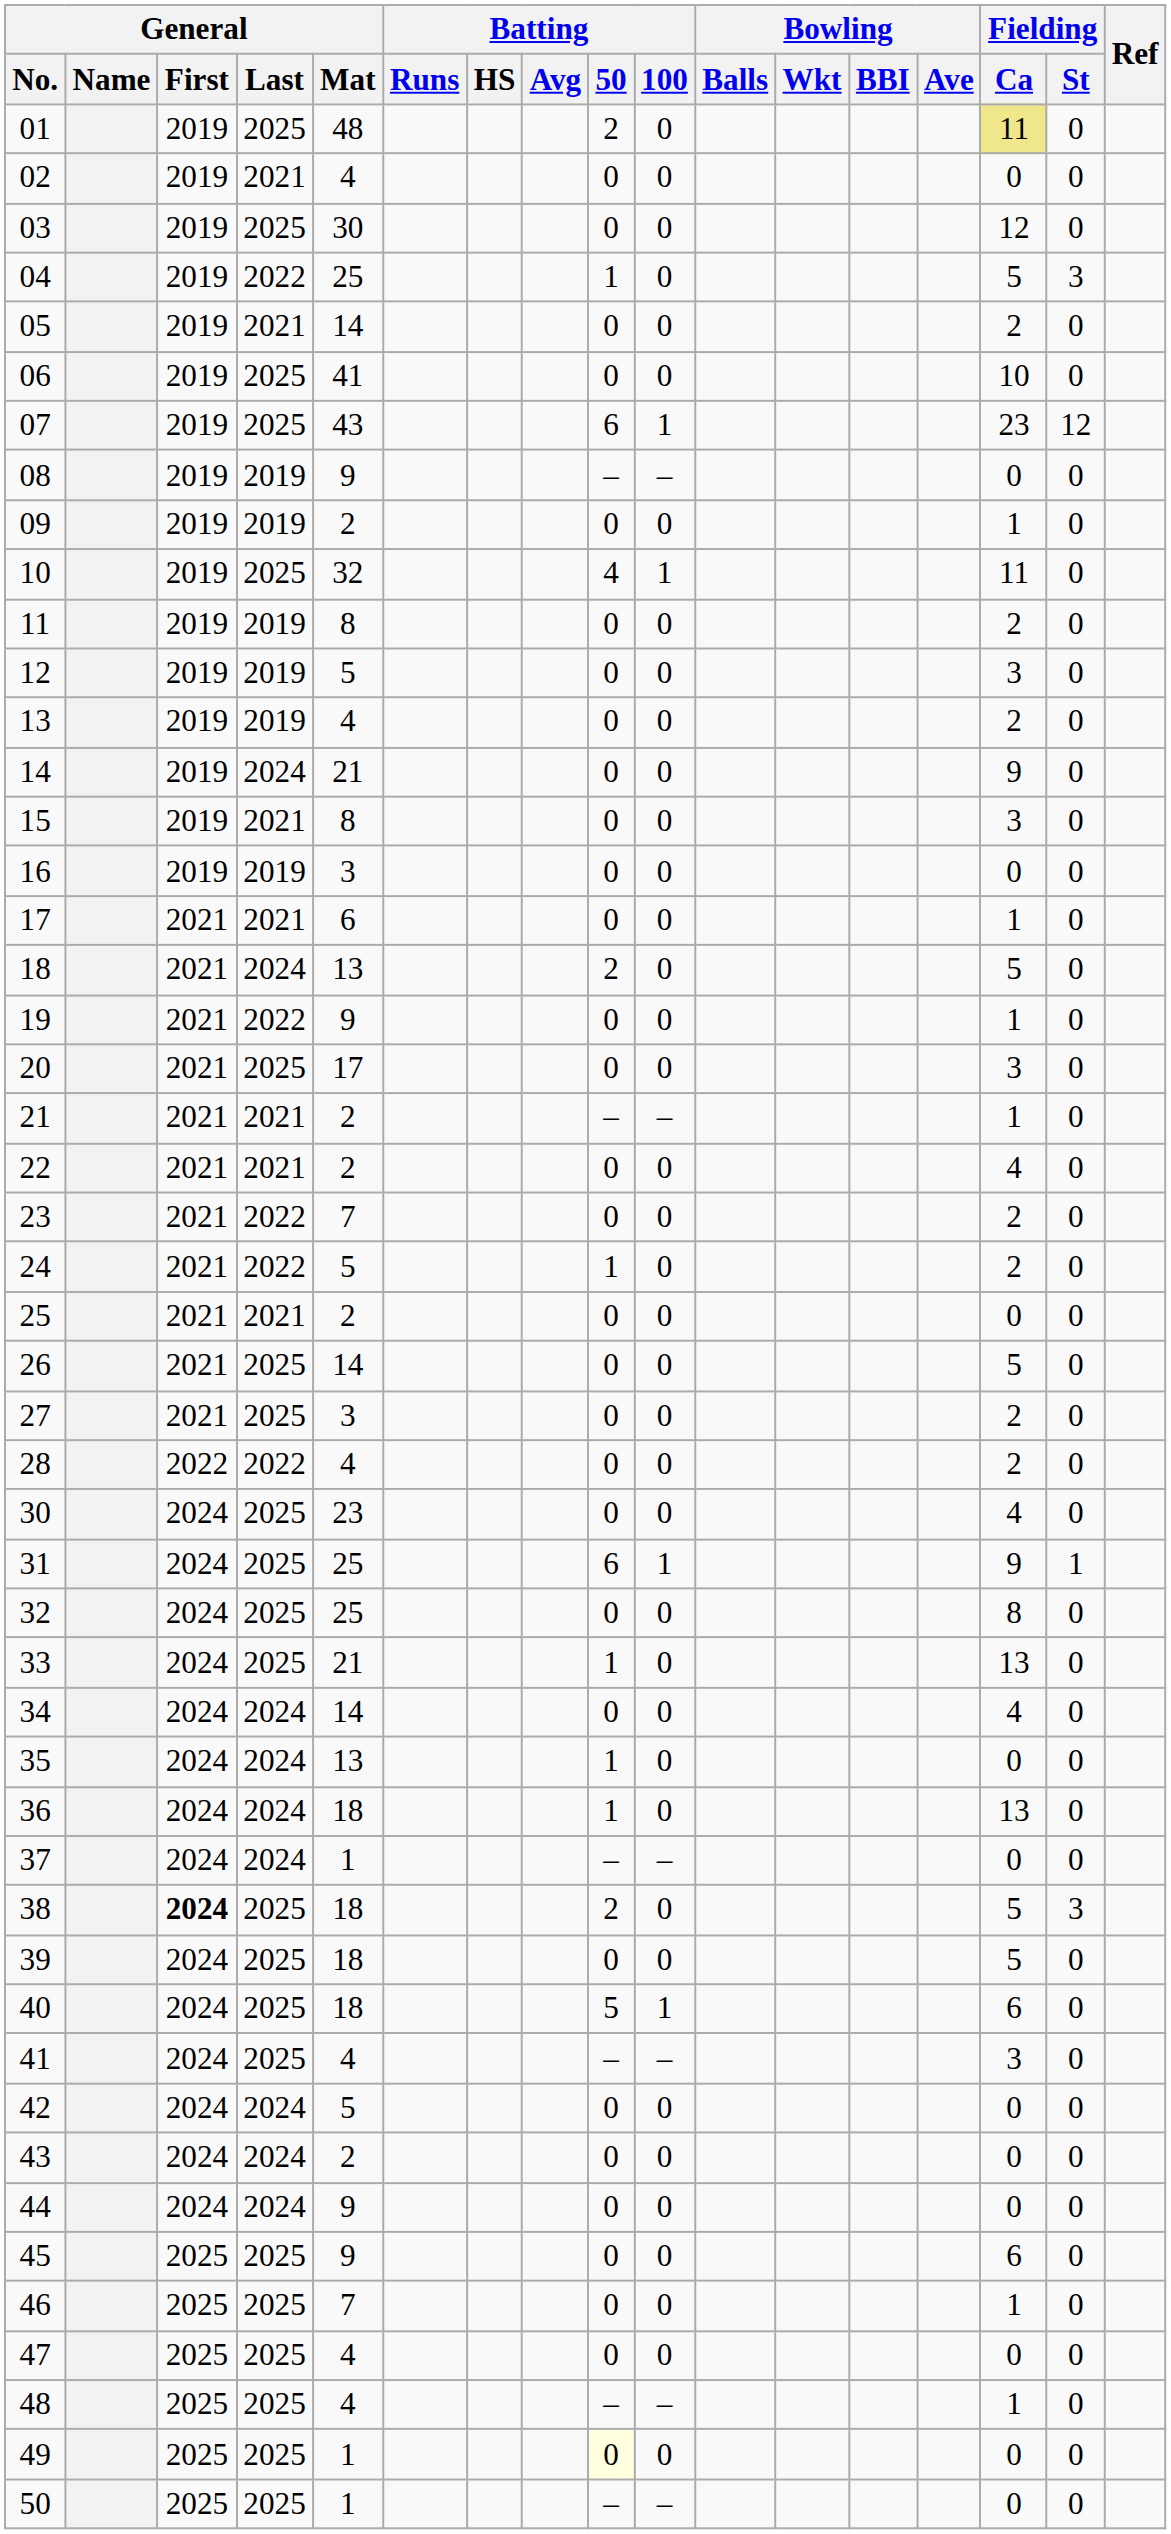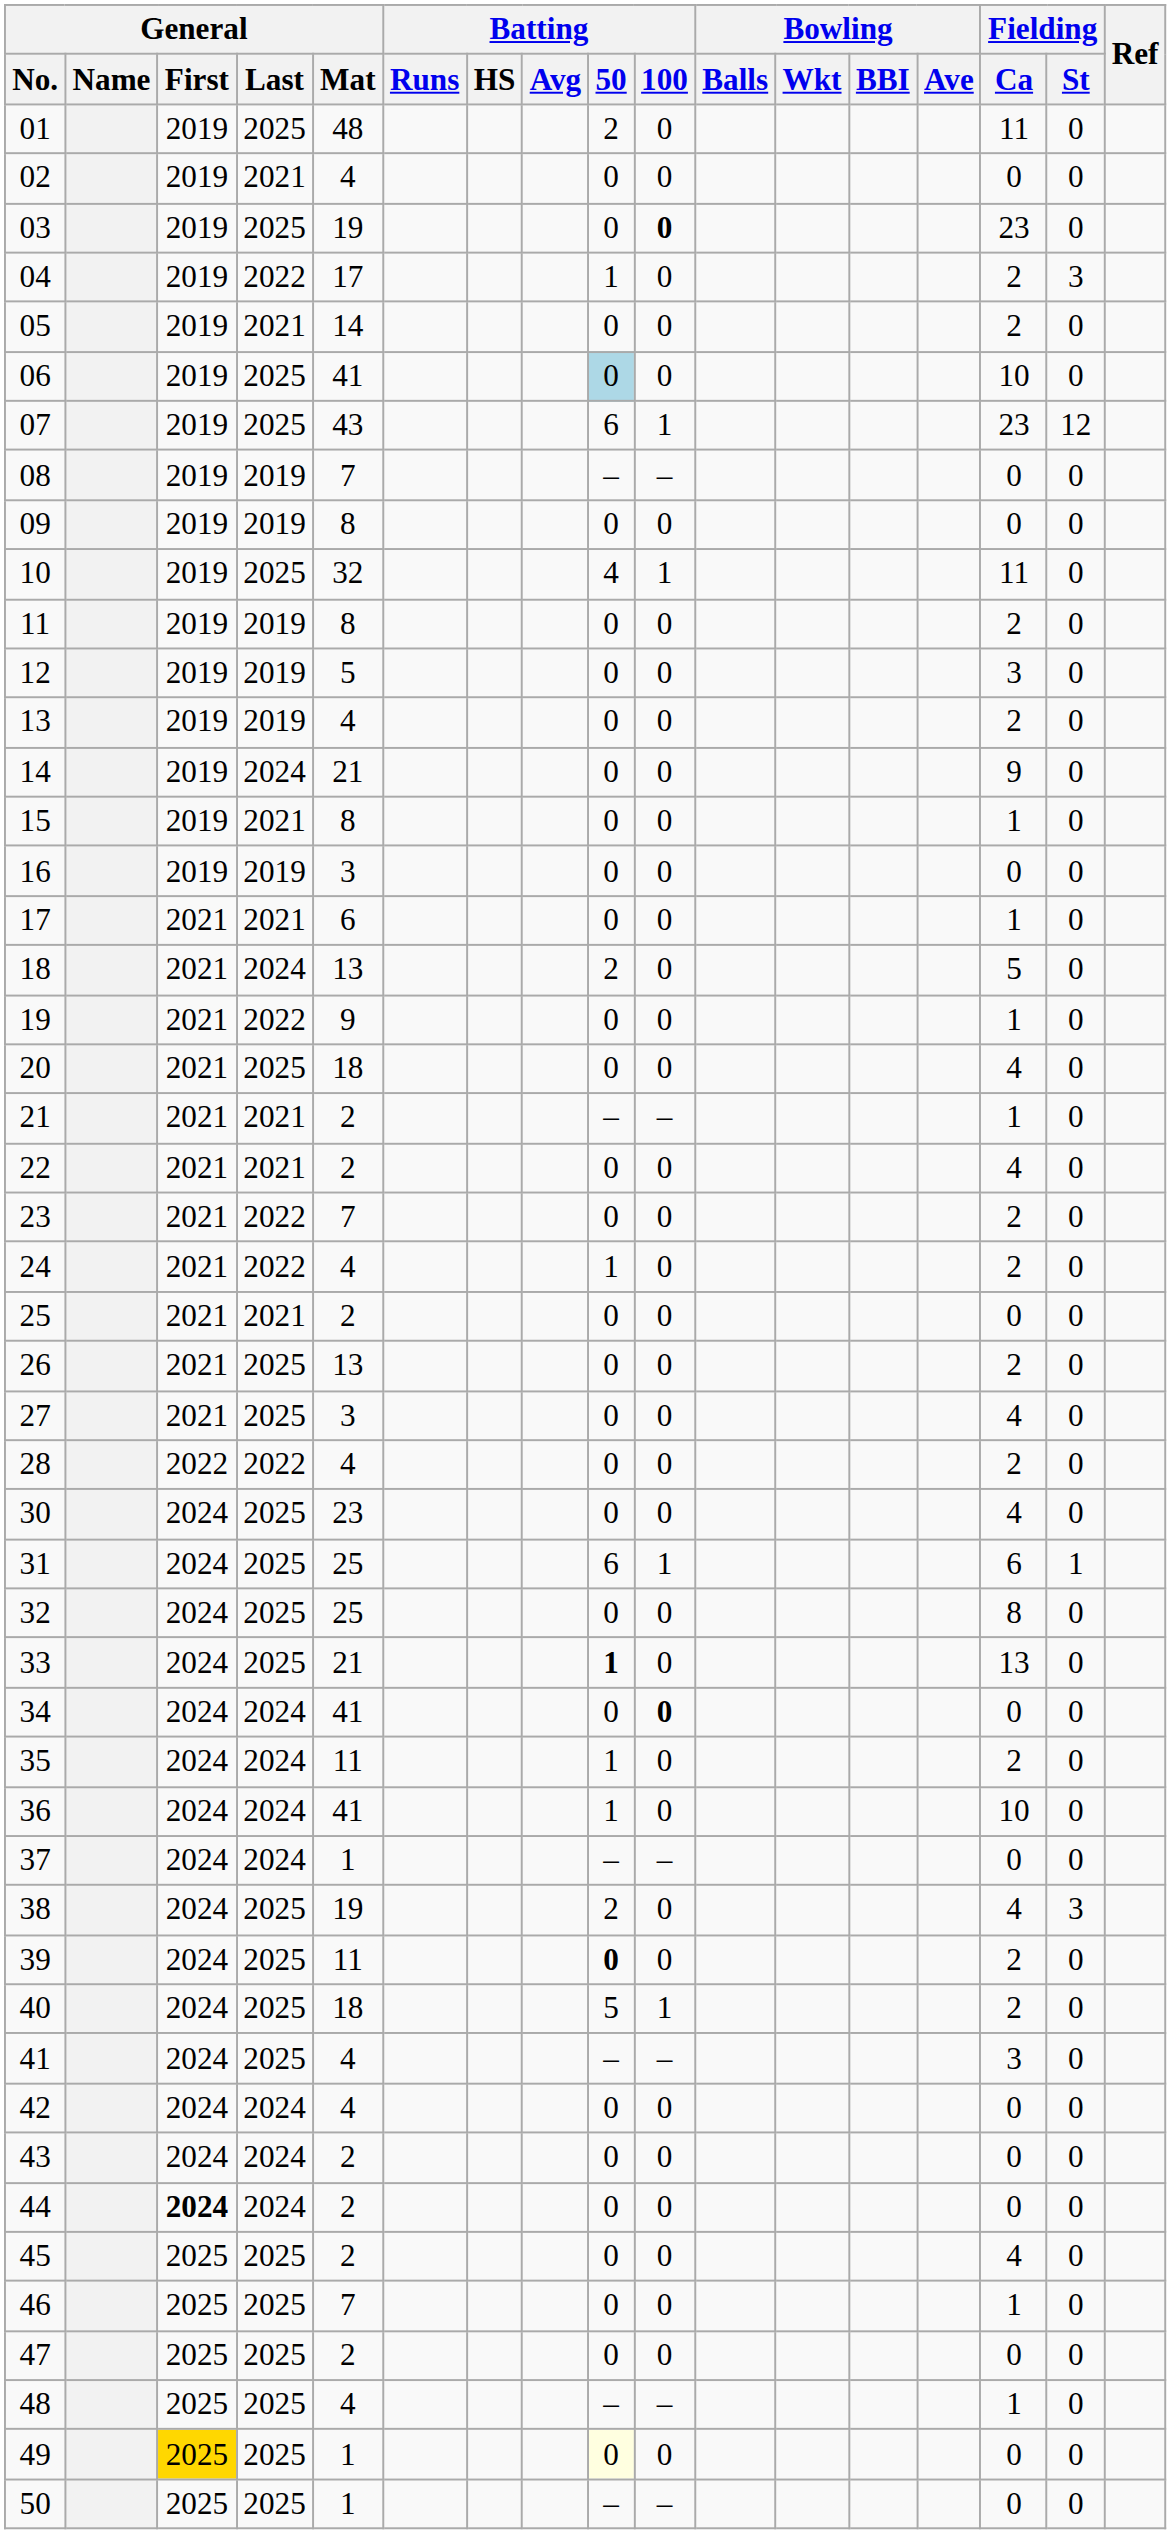(1014, 128) khaki background -> (1014, 128) no background
(348, 227) 30 -> (348, 227) 19
(665, 227) normal -> (665, 227) bold
(1014, 227) 12 -> (1014, 227) 23
(348, 276) 25 -> (348, 276) 17
(1014, 276) 5 -> (1014, 276) 2
(611, 375) no background -> (611, 375) lightblue background
(348, 474) 9 -> (348, 474) 7
(348, 524) 2 -> (348, 524) 8
(1014, 524) 1 -> (1014, 524) 0
(1014, 820) 3 -> (1014, 820) 1
(348, 1068) 17 -> (348, 1068) 18
(1014, 1068) 3 -> (1014, 1068) 4
(348, 1266) 5 -> (348, 1266) 4
(348, 1365) 14 -> (348, 1365) 13
(1014, 1365) 5 -> (1014, 1365) 2
(1014, 1414) 2 -> (1014, 1414) 4
(1014, 1563) 9 -> (1014, 1563) 6
(611, 1662) normal -> (611, 1662) bold
(348, 1711) 14 -> (348, 1711) 41
(665, 1711) normal -> (665, 1711) bold
(1014, 1711) 4 -> (1014, 1711) 0
(348, 1761) 13 -> (348, 1761) 11
(1014, 1761) 0 -> (1014, 1761) 2
(348, 1810) 18 -> (348, 1810) 41
(1014, 1810) 13 -> (1014, 1810) 10
(197, 1909) bold -> (197, 1909) normal
(348, 1909) 18 -> (348, 1909) 19
(1014, 1909) 5 -> (1014, 1909) 4
(348, 1959) 18 -> (348, 1959) 11
(611, 1959) normal -> (611, 1959) bold
(1014, 1959) 5 -> (1014, 1959) 2
(1014, 2008) 6 -> (1014, 2008) 2
(348, 2107) 5 -> (348, 2107) 4
(197, 2206) normal -> (197, 2206) bold
(348, 2206) 9 -> (348, 2206) 2
(348, 2255) 9 -> (348, 2255) 2
(1014, 2255) 6 -> (1014, 2255) 4
(348, 2354) 4 -> (348, 2354) 2
(197, 2453) no background -> (197, 2453) gold background
